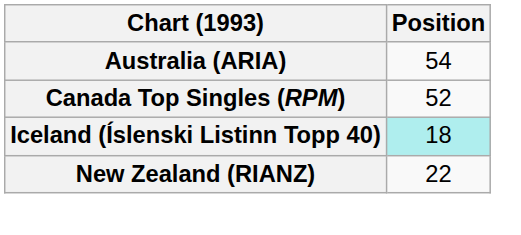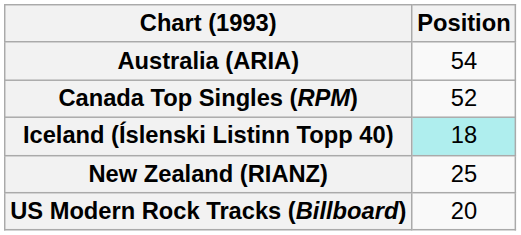(438, 173) 22 -> (464, 173) 25
+ row: (208, 211)
